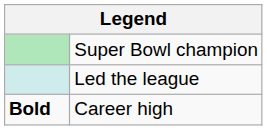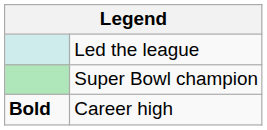rows swapped: (137, 79) <-> (166, 49)
